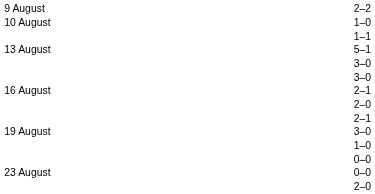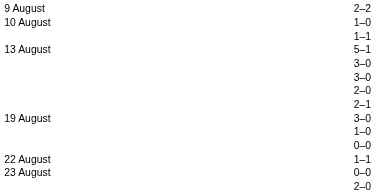- row: (27, 91)
+ row: (27, 159)
